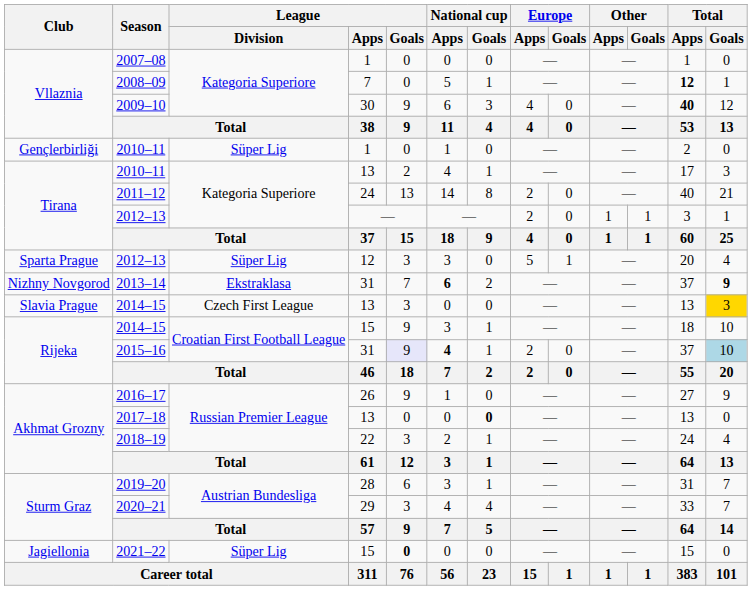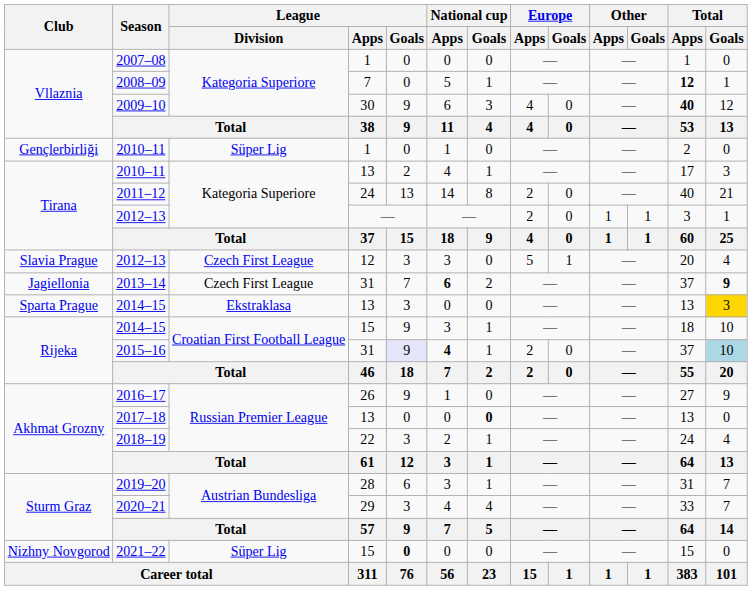(59, 261) Sparta Prague -> (59, 261) Slavia Prague
(259, 261) Süper Lig -> (259, 261) Czech First League
(59, 283) Nizhny Novgorod -> (59, 283) Jagiellonia
(259, 283) Ekstraklasa -> (259, 283) Czech First League
(59, 305) Slavia Prague -> (59, 305) Sparta Prague
(259, 305) Czech First League -> (259, 305) Ekstraklasa
(59, 551) Jagiellonia -> (59, 551) Nizhny Novgorod
